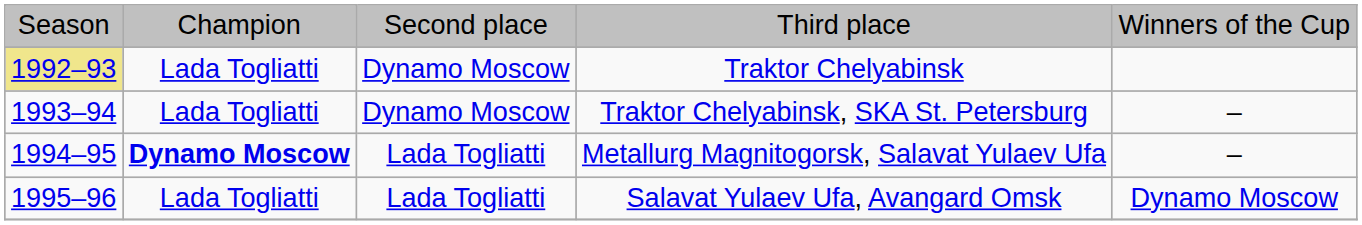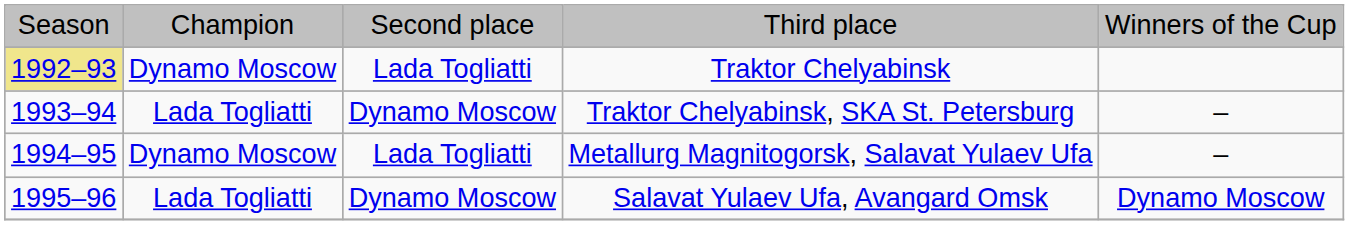(239, 68) Lada Togliatti -> (233, 68) Dynamo Moscow
(466, 68) Dynamo Moscow -> (452, 68) Lada Togliatti
(239, 154) bold -> (233, 154) normal
(466, 197) Lada Togliatti -> (452, 197) Dynamo Moscow
